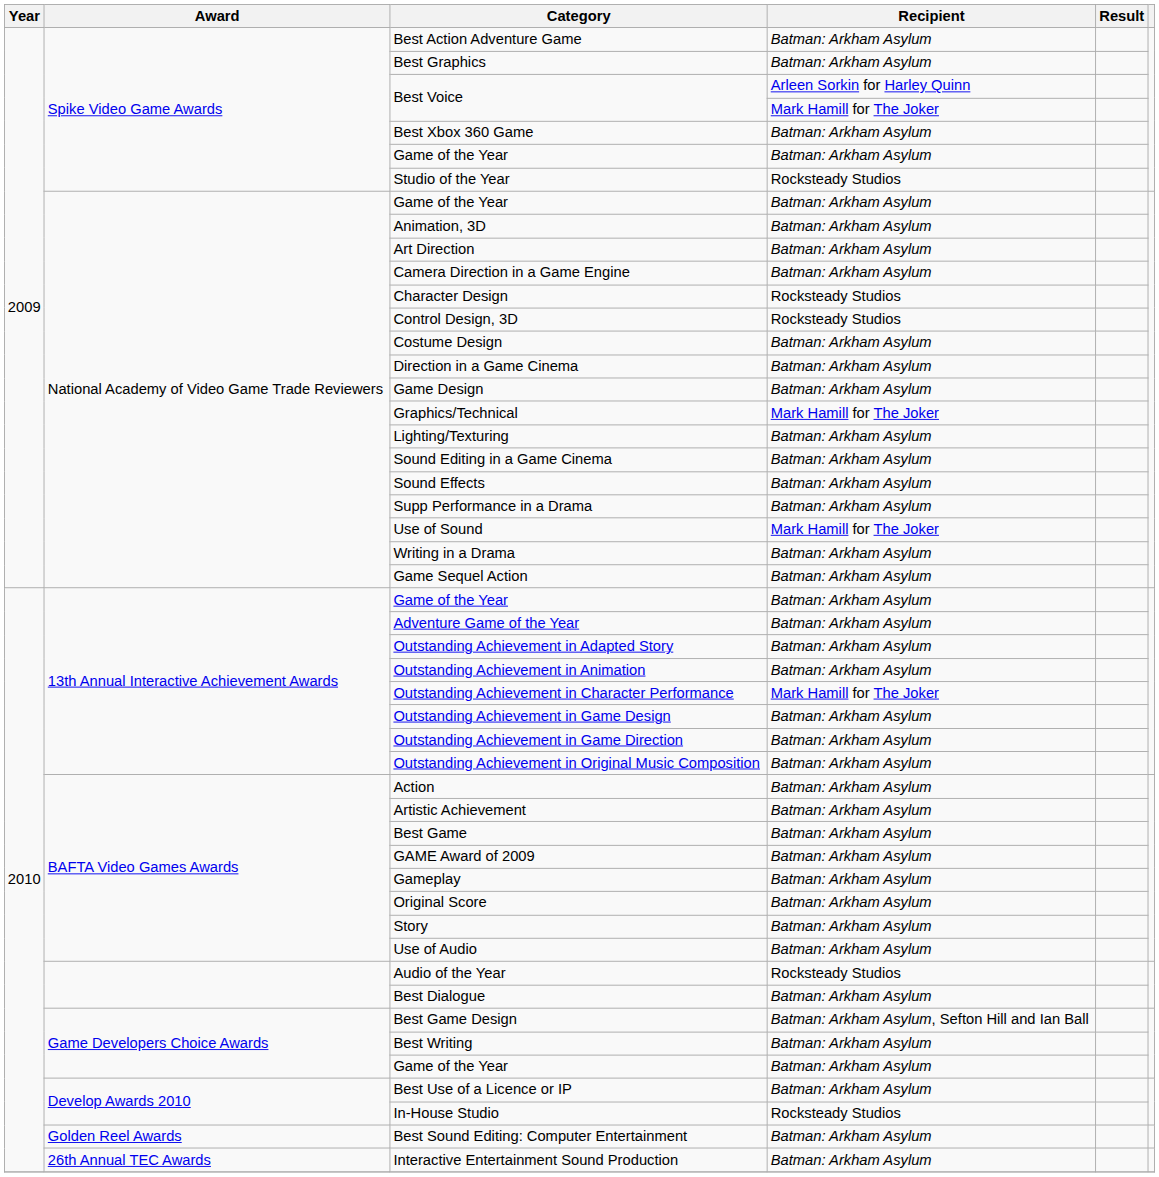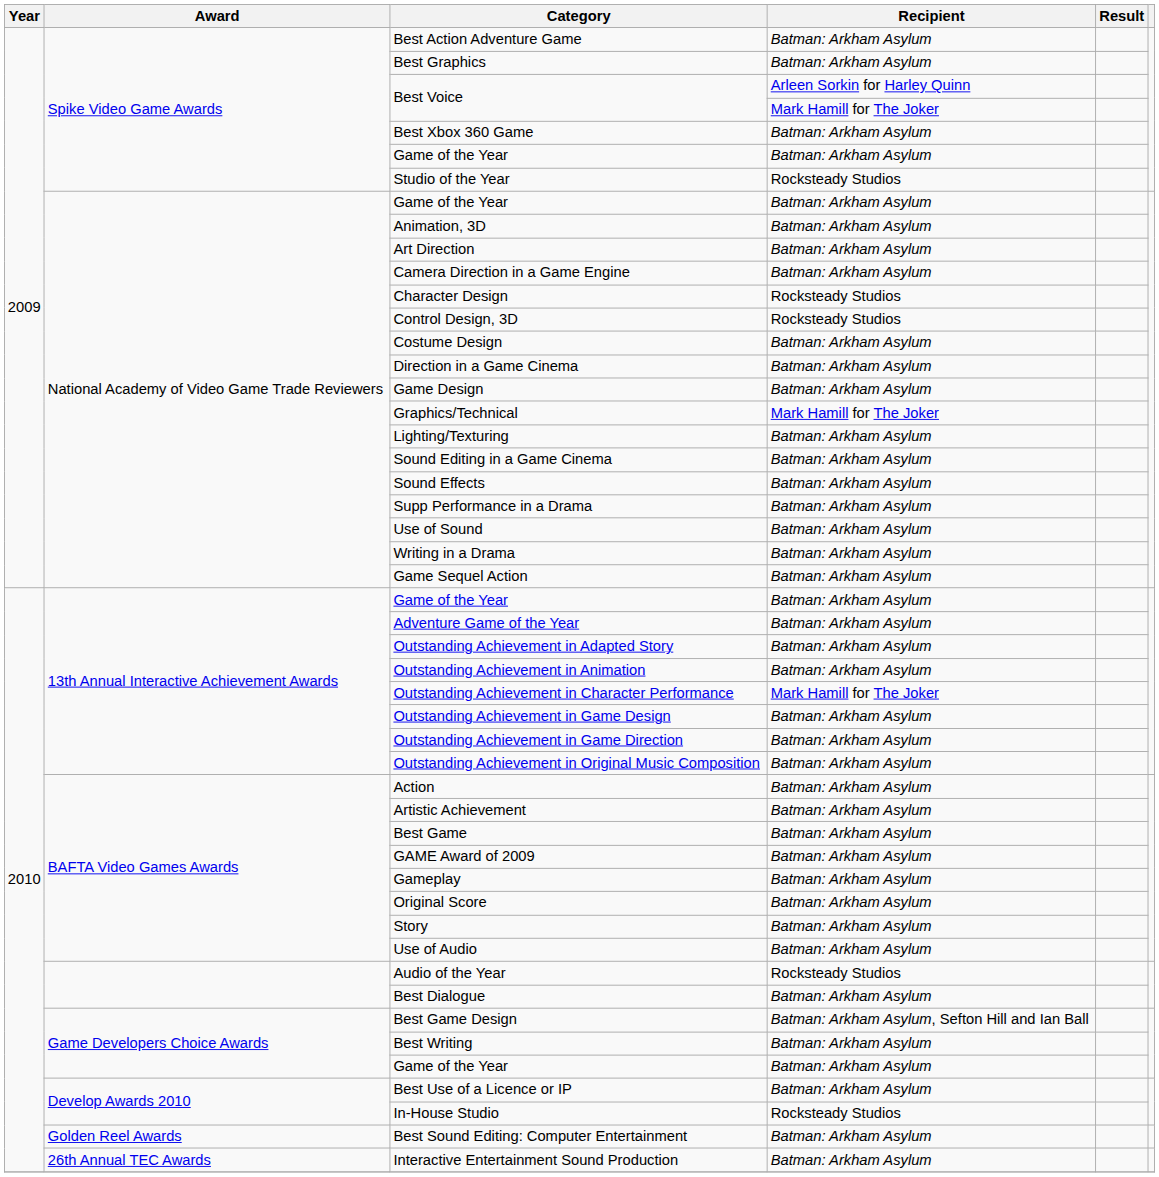(855, 529) Mark Hamill for The Joker -> (851, 529) Batman: Arkham Asylum
